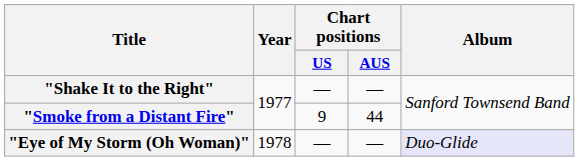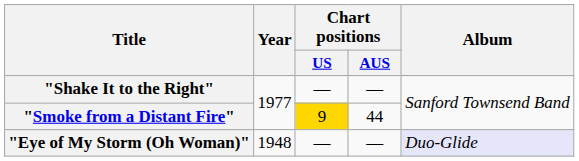(322, 115) no background -> (322, 115) gold background
(275, 142) 1978 -> (275, 142) 1948
